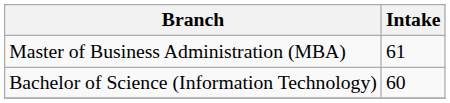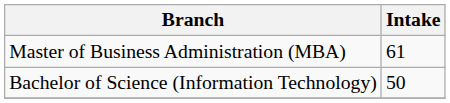(396, 82) 60 -> (396, 82) 50
